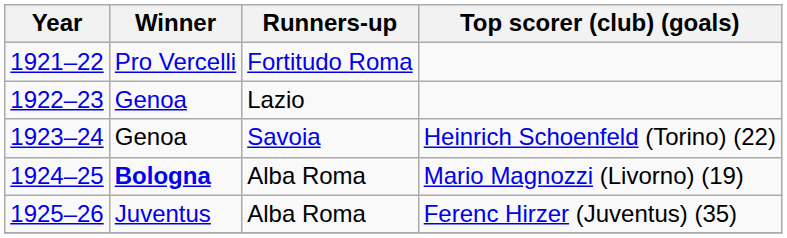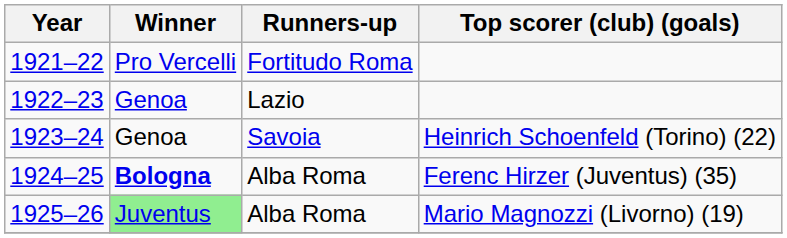(584, 175) Mario Magnozzi (Livorno) (19) -> (580, 175) Ferenc Hirzer (Juventus) (35)
(163, 213) no background -> (163, 213) lightgreen background
(580, 213) Ferenc Hirzer (Juventus) (35) -> (584, 213) Mario Magnozzi (Livorno) (19)
